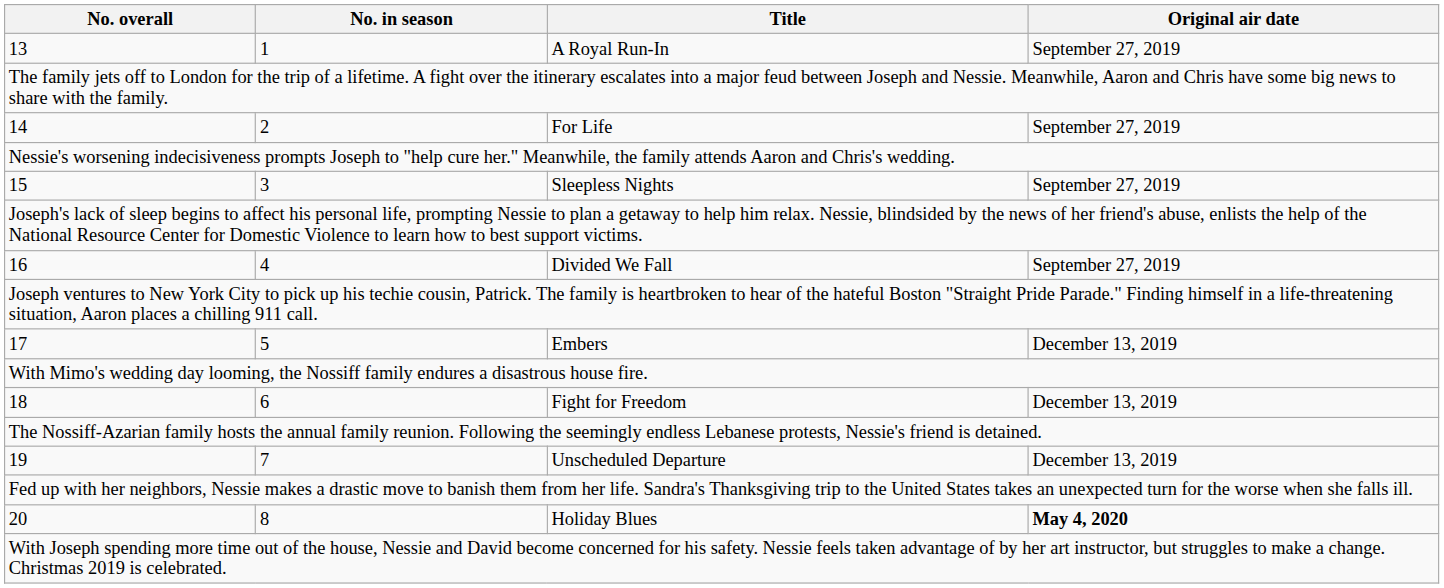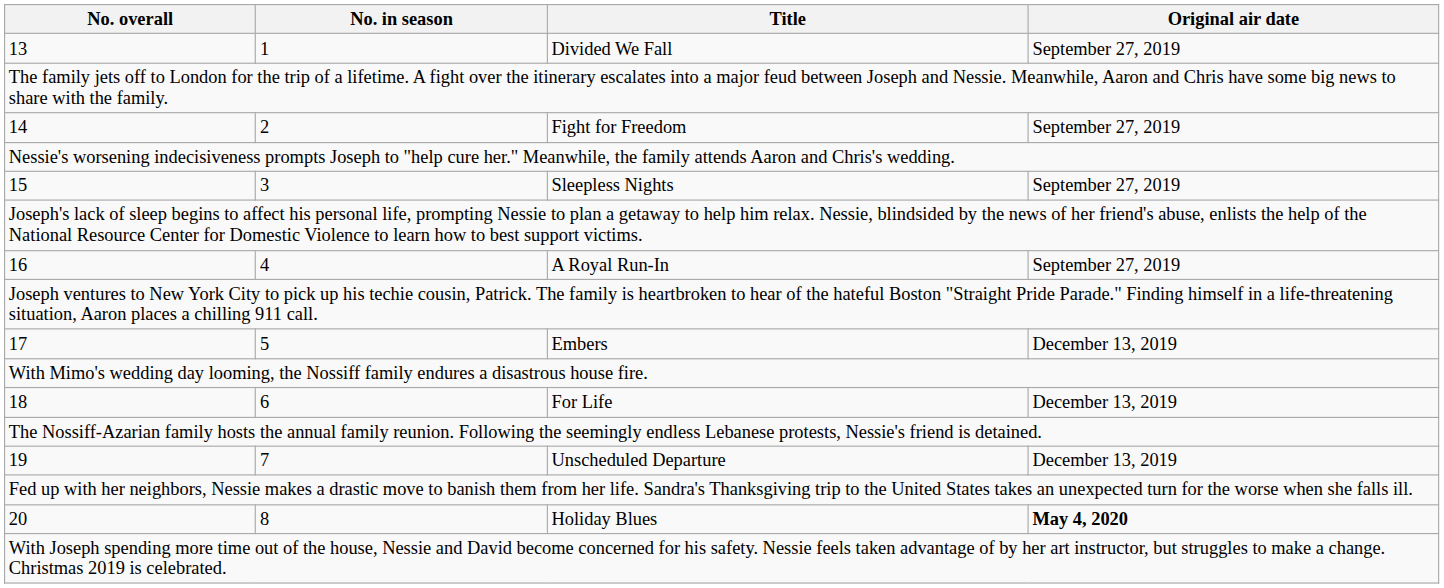(610, 48) A Royal Run-In -> (612, 48) Divided We Fall
(582, 127) For Life -> (619, 127) Fight for Freedom
(612, 264) Divided We Fall -> (610, 264) A Royal Run-In
(619, 402) Fight for Freedom -> (582, 402) For Life
